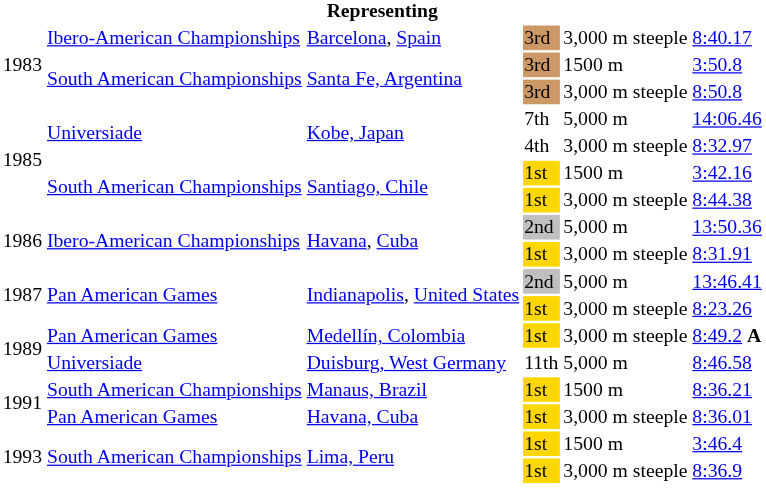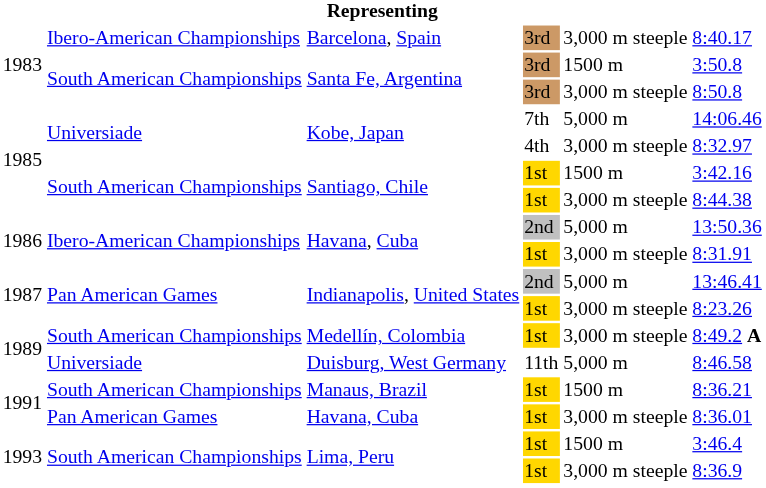(132, 335) Pan American Games -> (174, 335) South American Championships
